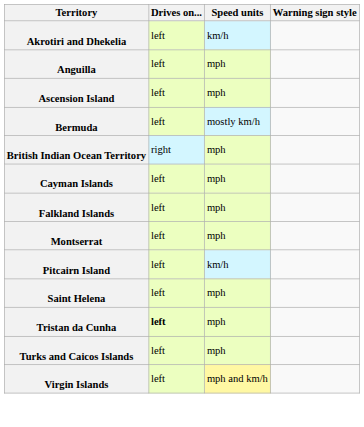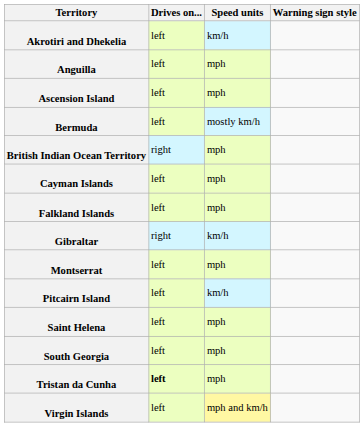+ row: (76, 241)
+ row: (76, 356)
- row: (76, 356)
